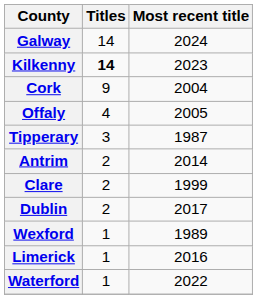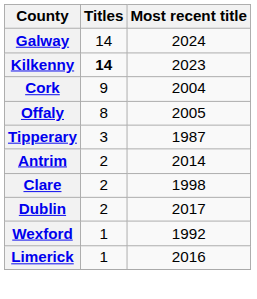(106, 112) 4 -> (104, 112) 8
(191, 185) 1999 -> (189, 185) 1998
(191, 233) 1989 -> (189, 233) 1992
- row: (44, 281)
